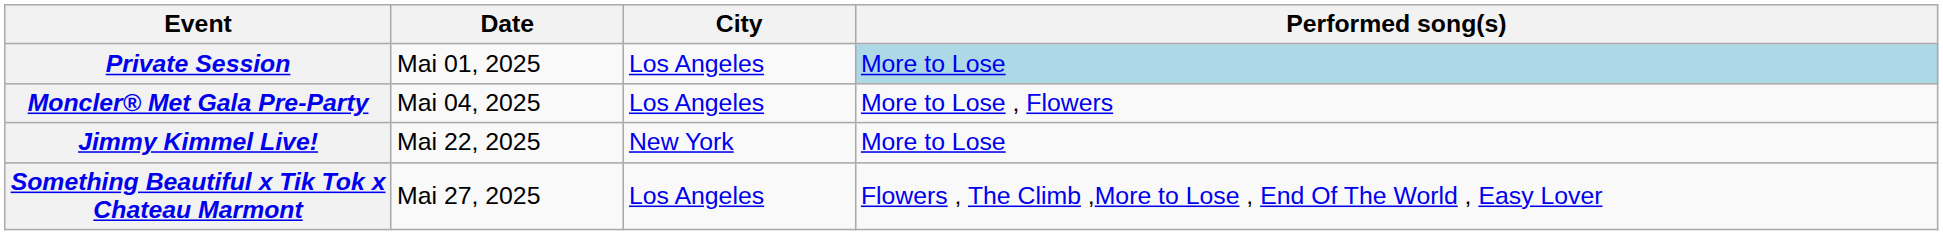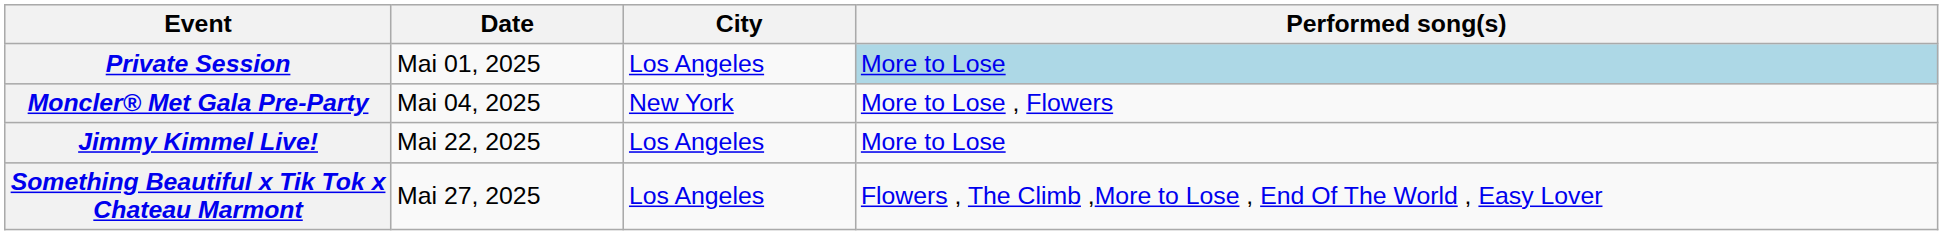(697, 102) Los Angeles -> (681, 102) New York
(681, 142) New York -> (697, 142) Los Angeles
